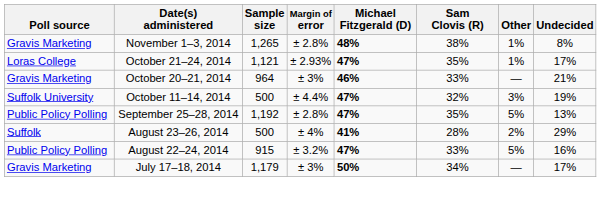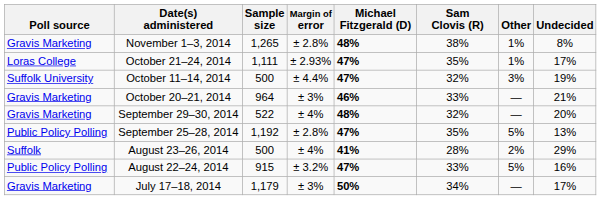(265, 61) 1,121 -> (265, 61) 1,111
rows swapped: (178, 79) <-> (178, 97)
+ row: (178, 114)
